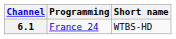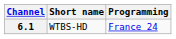columns swapped: (141, 12) <-> (79, 12)
